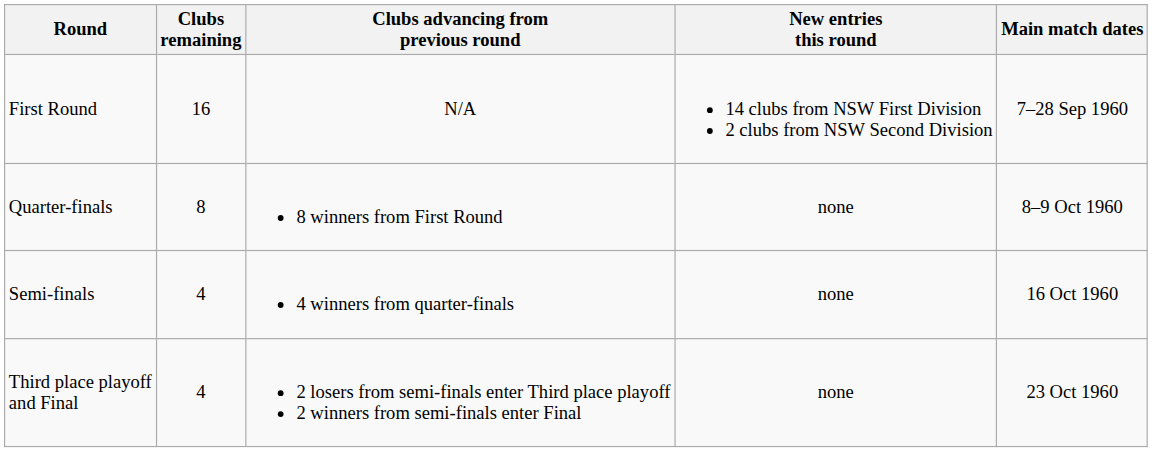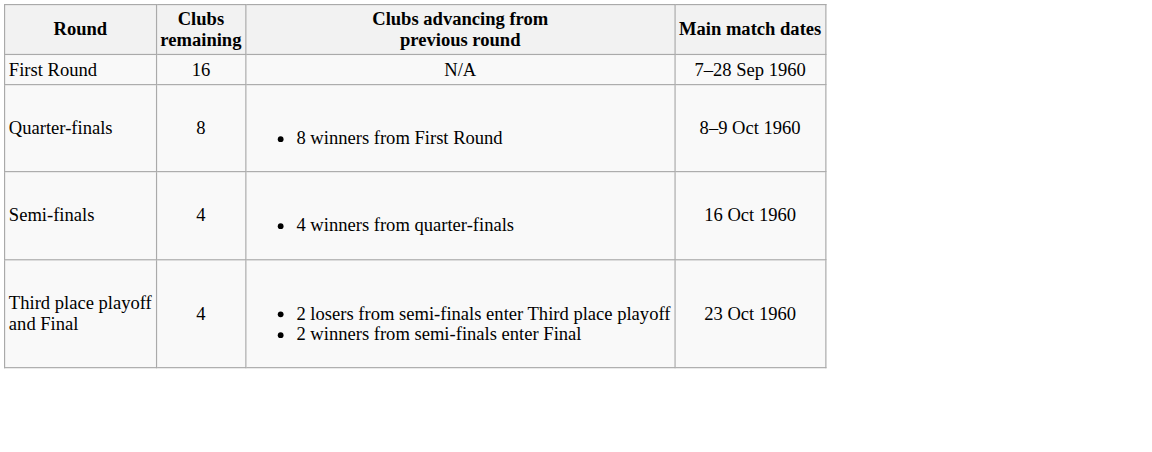- column: (836, 29)
